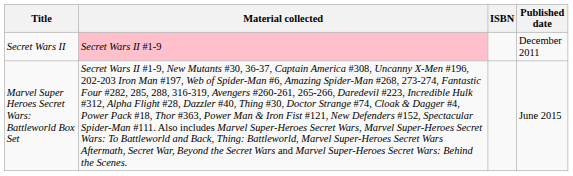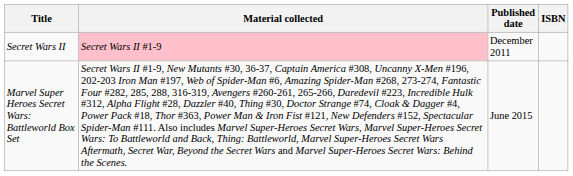columns swapped: (542, 18) <-> (502, 18)
